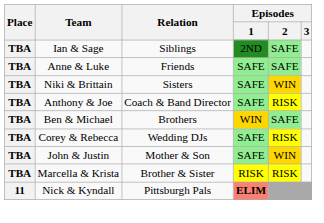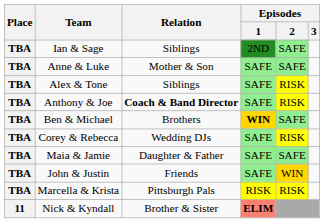(178, 66) Friends -> (181, 66) Mother & Son
+ row: (78, 84)
- row: (78, 84)
(178, 102) normal -> (181, 102) bold
(251, 119) normal -> (258, 119) bold
+ row: (78, 155)
(178, 155) Mother & Son -> (181, 173) Friends
(178, 173) Brother & Sister -> (181, 191) Pittsburgh Pals
(178, 191) Pittsburgh Pals -> (181, 208) Brother & Sister
